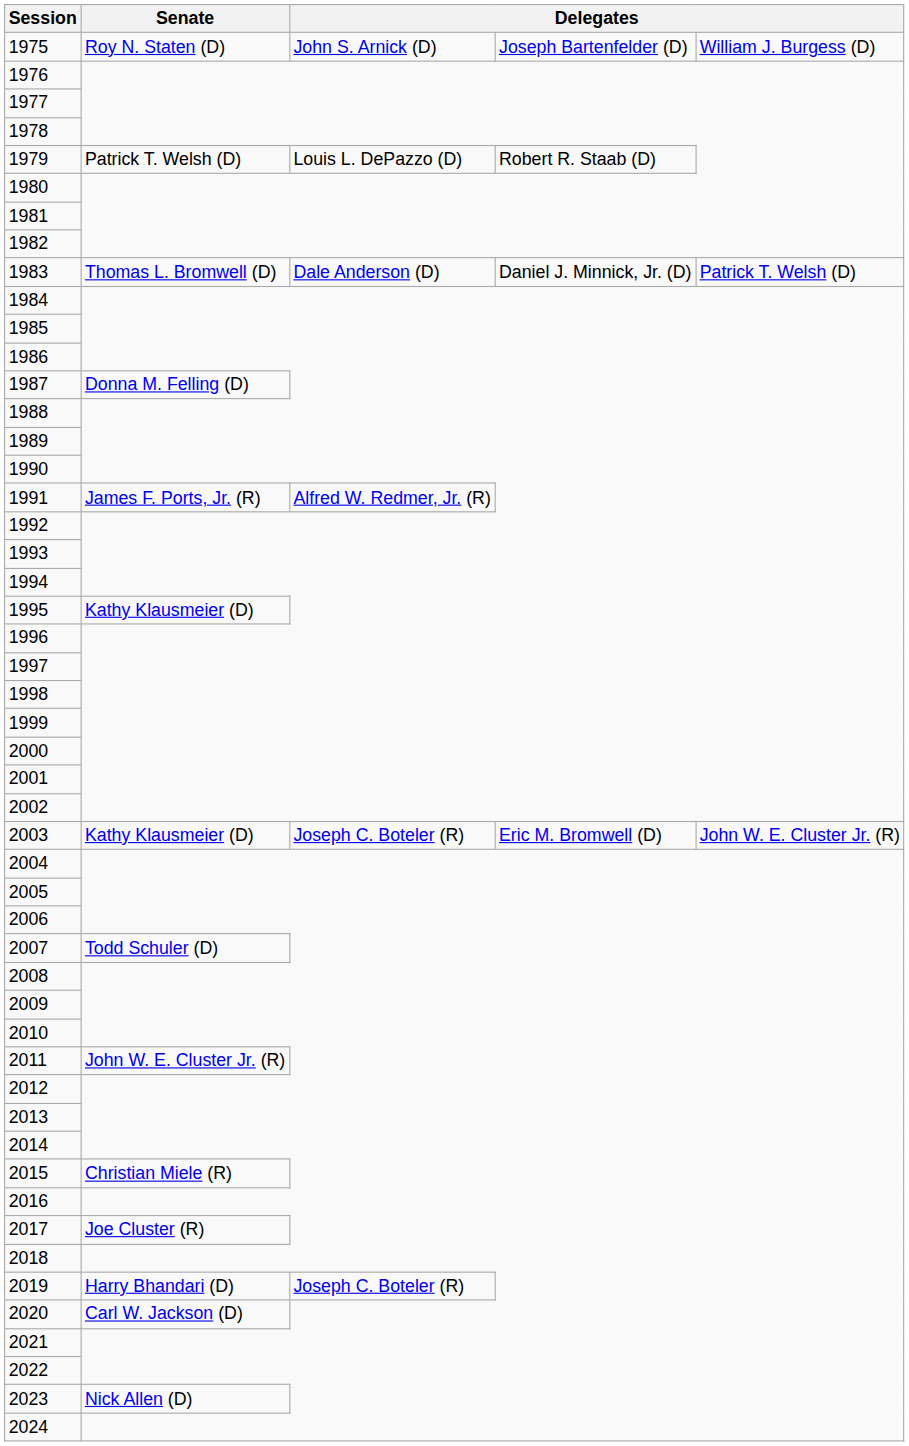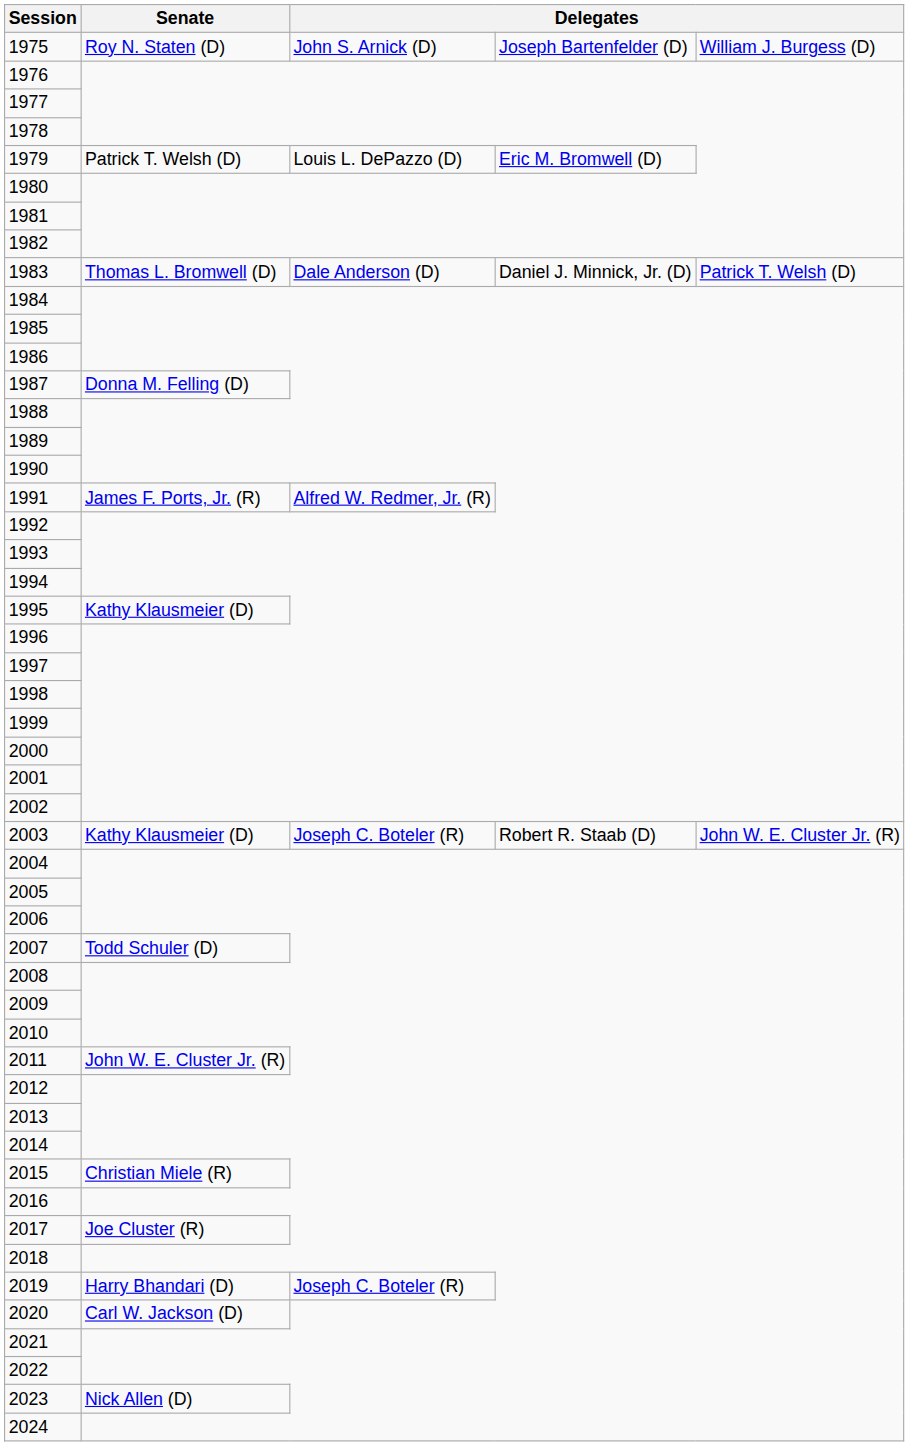(577, 159) Robert R. Staab (D) -> (580, 159) Eric M. Bromwell (D)
(580, 835) Eric M. Bromwell (D) -> (577, 835) Robert R. Staab (D)
